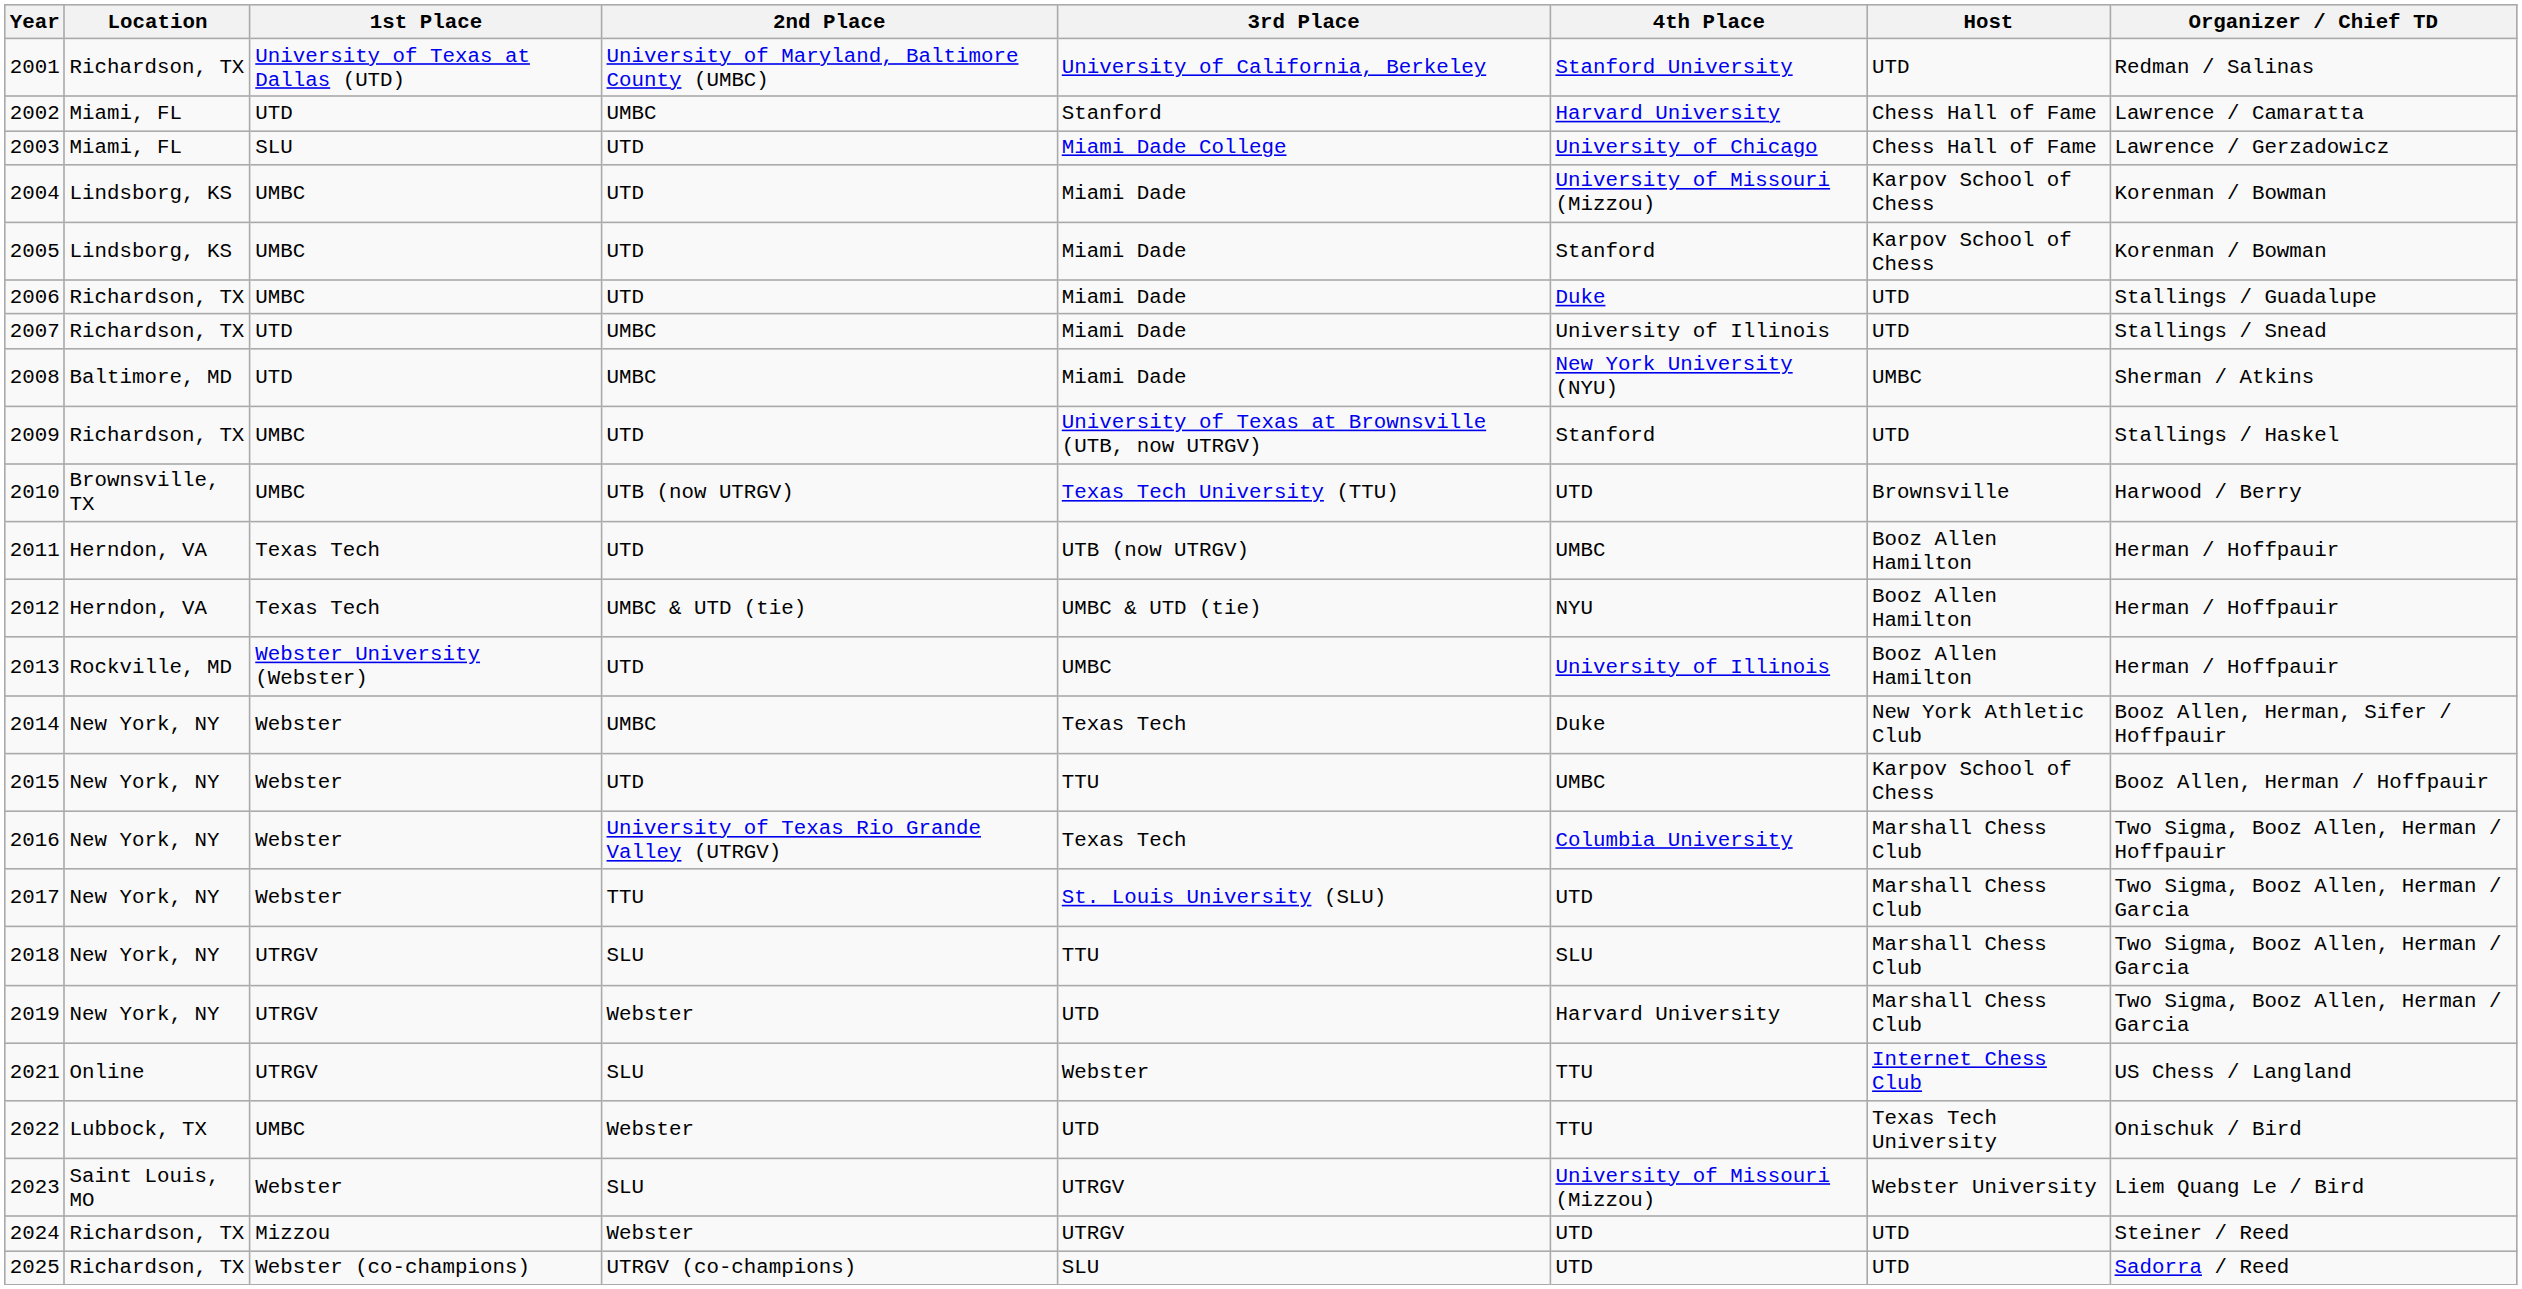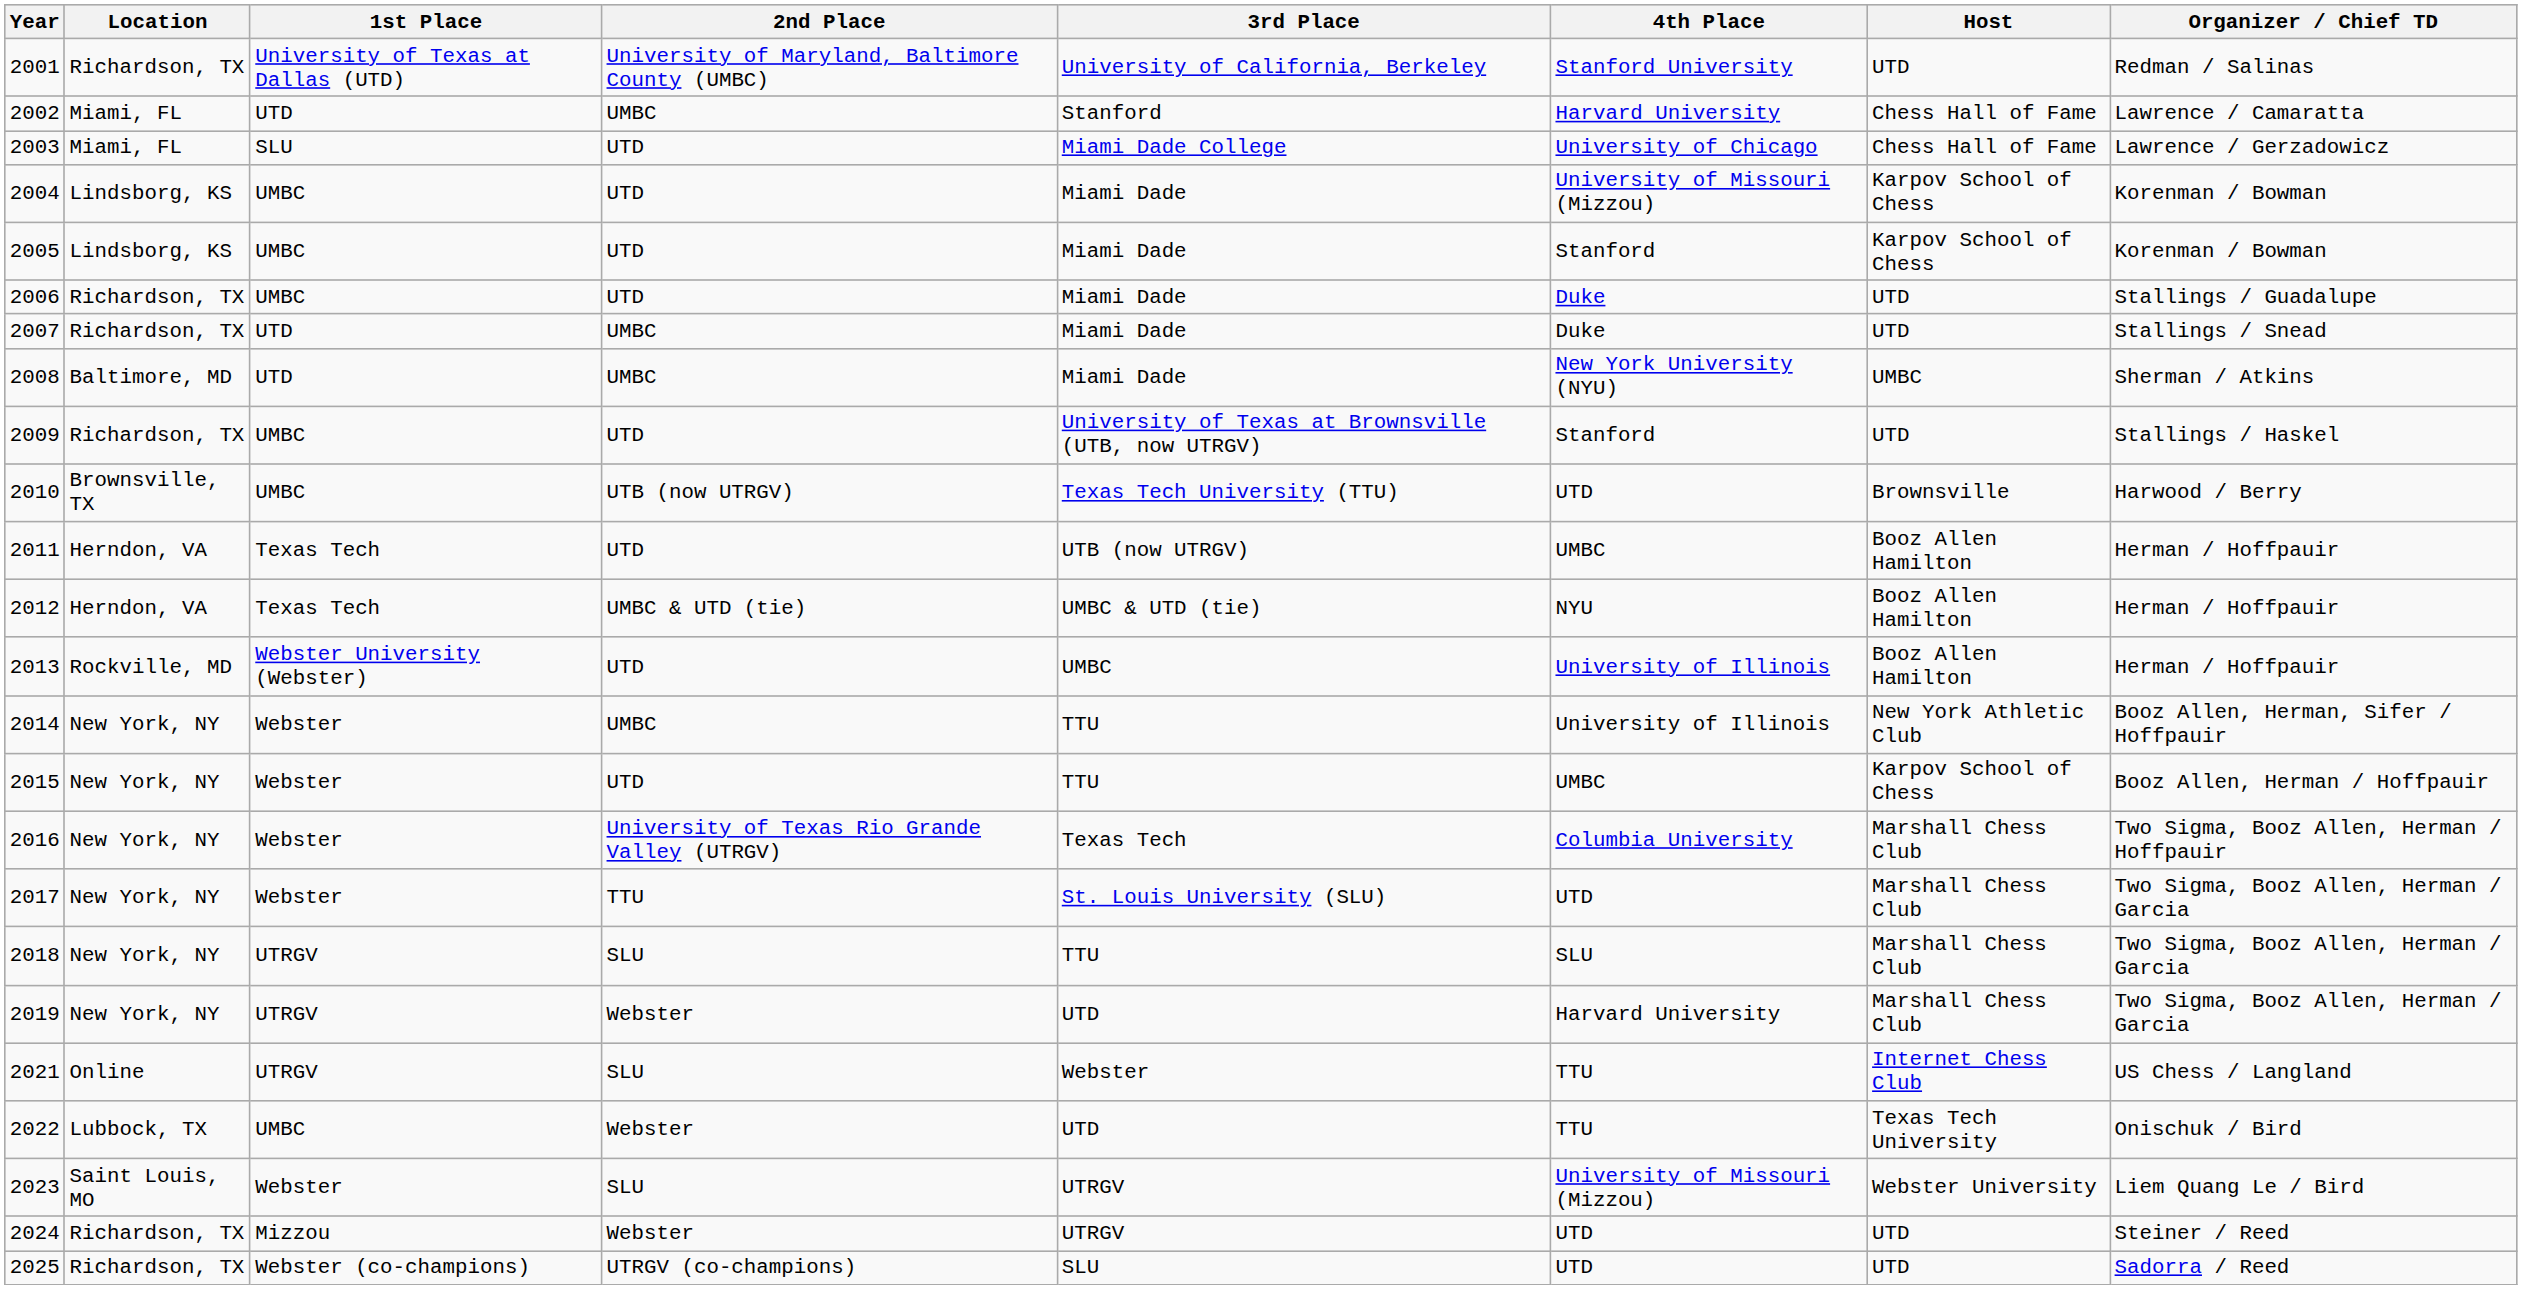(1693, 331) University of Illinois -> (1580, 331) Duke
(1124, 724) Texas Tech -> (1080, 724) TTU
(1580, 724) Duke -> (1693, 724) University of Illinois
